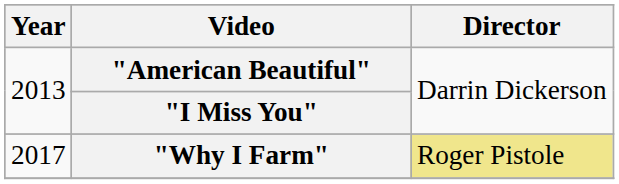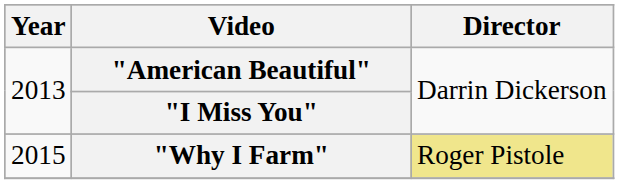(38, 155) 2017 -> (38, 155) 2015
